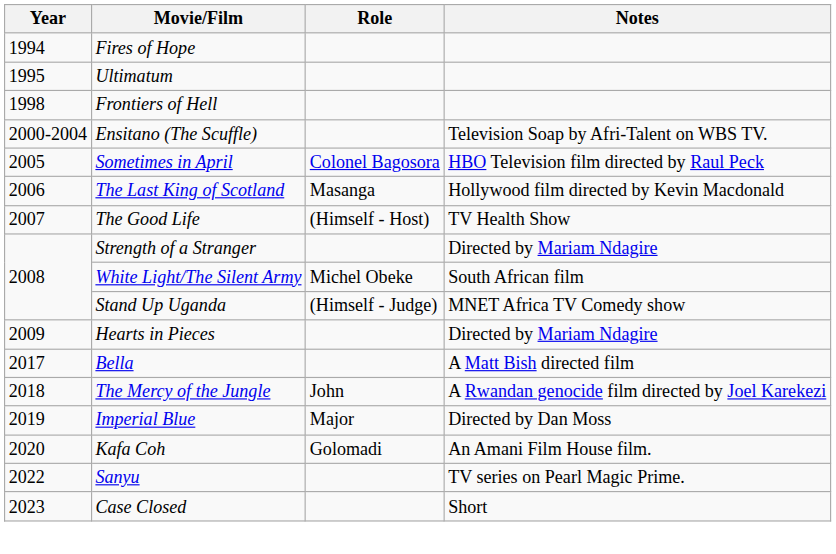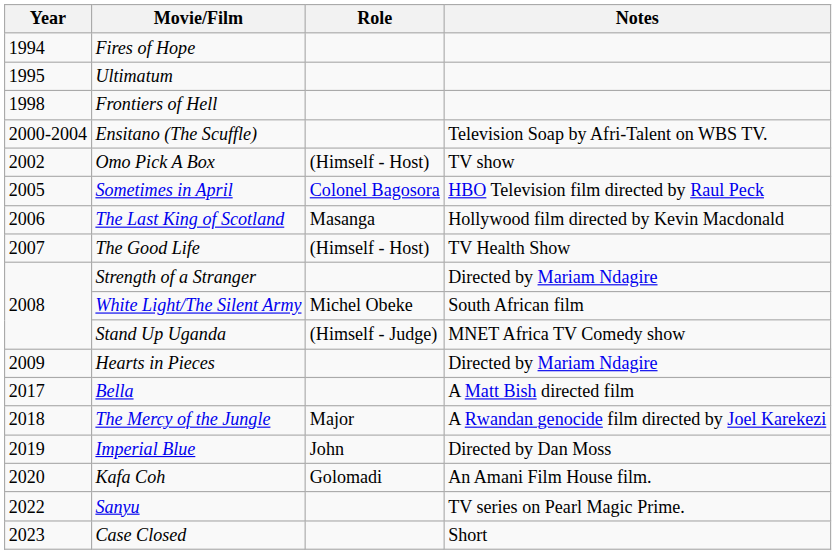+ row: (155, 162)
(327, 391) John -> (332, 420) Major
(332, 420) Major -> (327, 448) John
